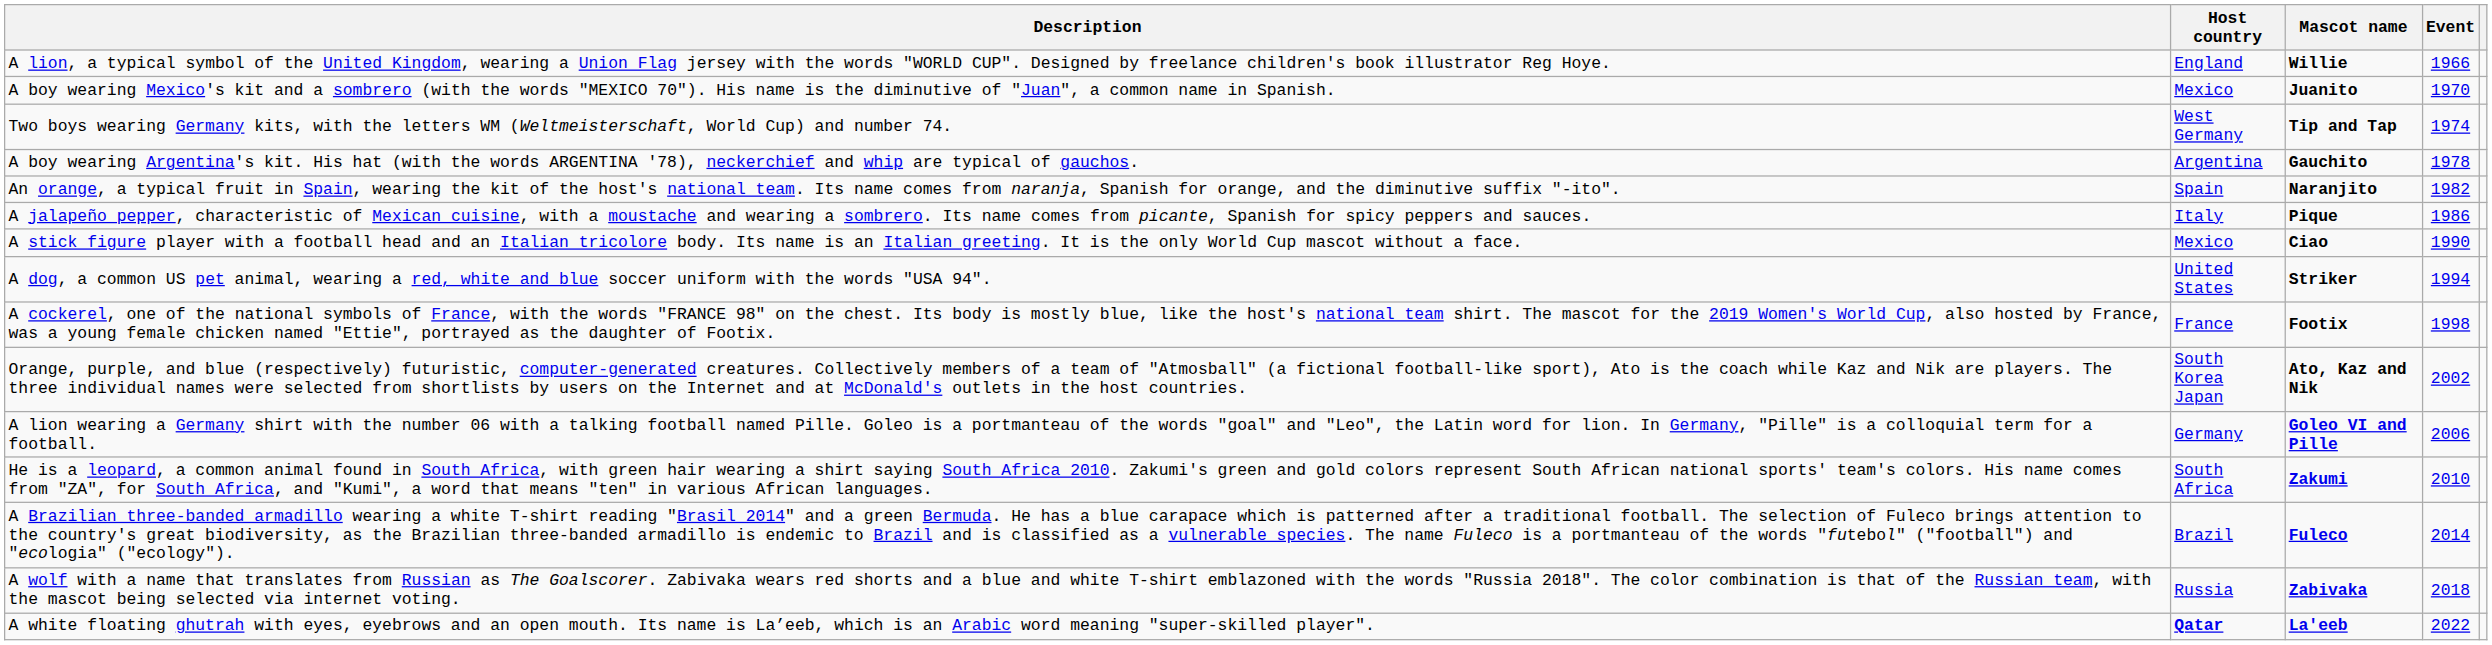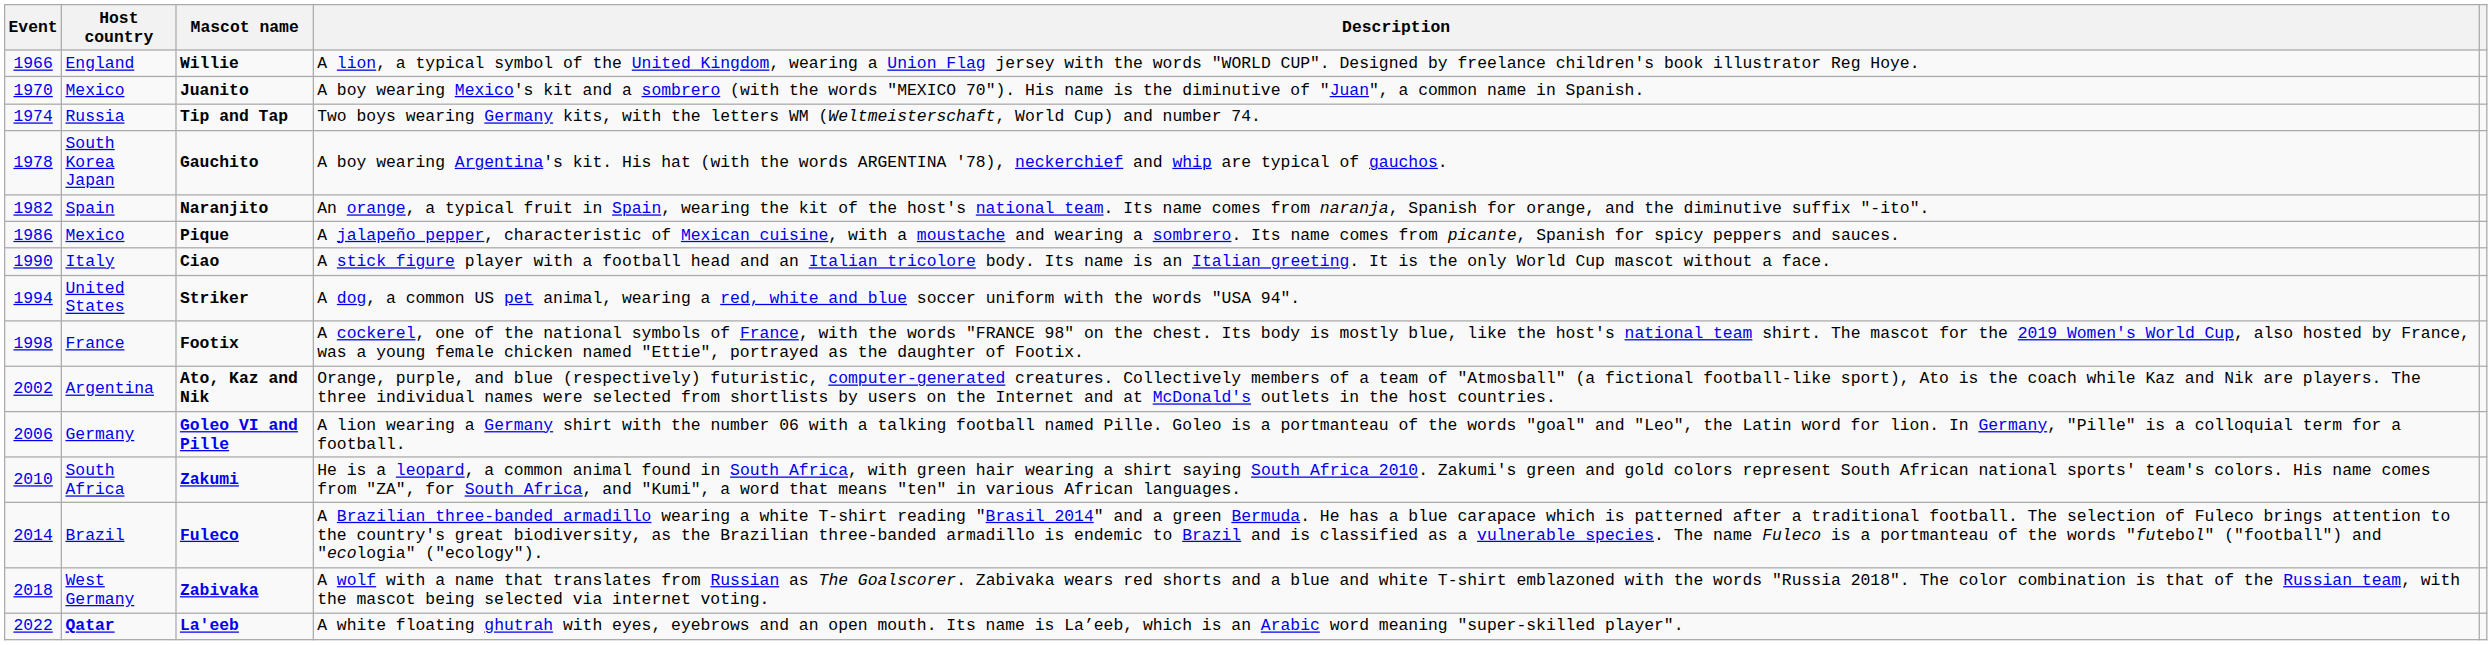columns swapped: (2451, 27) <-> (1087, 27)
(2209, 126) West Germany -> (95, 117) Russia
(2218, 163) Argentina -> (90, 163) South Korea Japan
(2199, 216) Italy -> (95, 235) Mexico
(2204, 243) Mexico -> (90, 262) Italy
(2199, 379) South Korea Japan -> (110, 389) Argentina
(2204, 590) Russia -> (100, 590) West Germany
